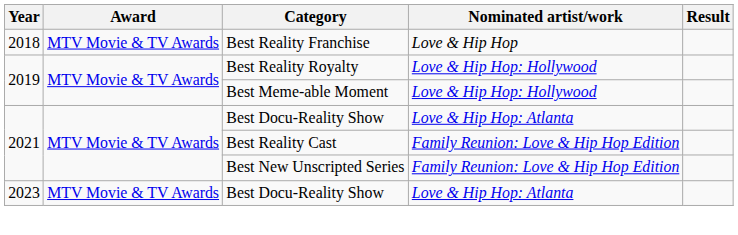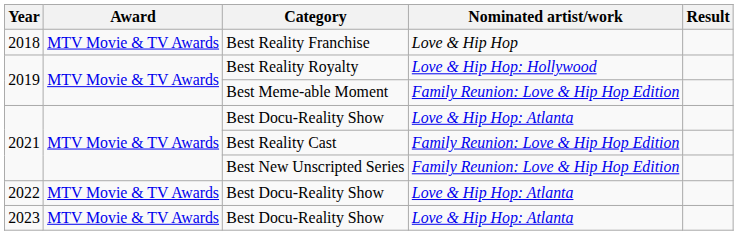(504, 92) Love & Hip Hop: Hollywood -> (546, 92) Family Reunion: Love & Hip Hop Edition
+ row: (24, 192)
